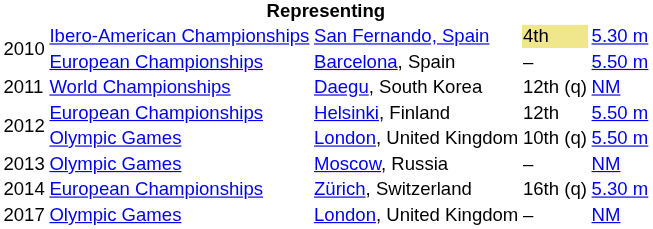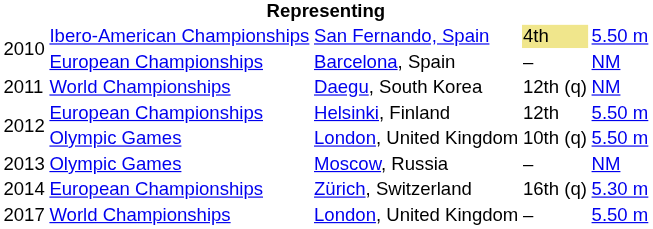(620, 36) 5.30 m -> (620, 36) 5.50 m
(620, 61) 5.50 m -> (606, 61) NM
(115, 214) Olympic Games -> (140, 214) World Championships
(606, 214) NM -> (620, 214) 5.50 m
